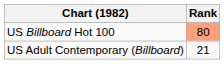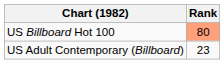(203, 50) 21 -> (203, 50) 23
